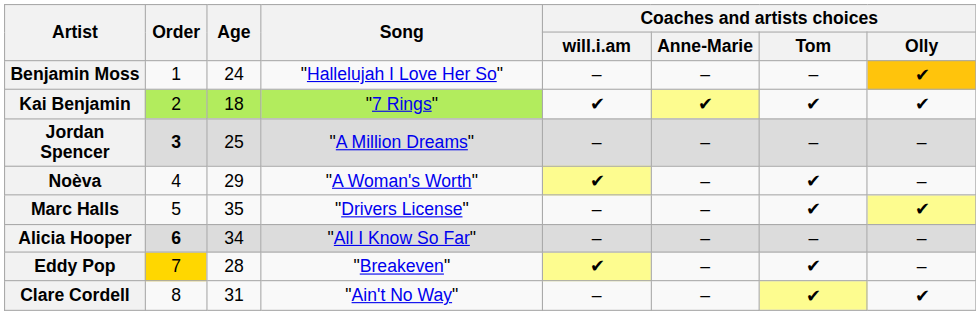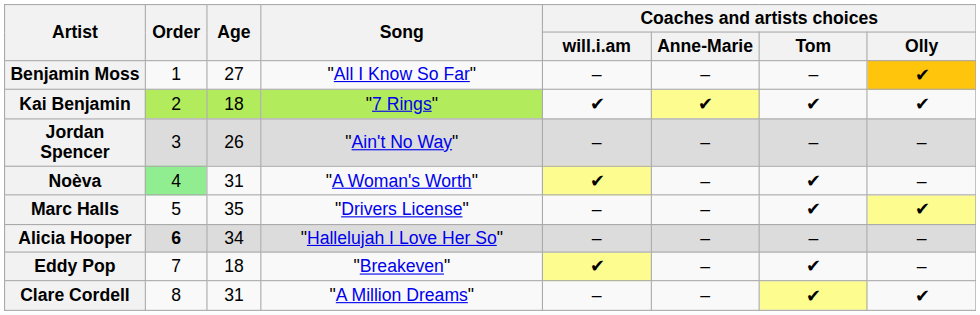(234, 74) 24 -> (234, 74) 27
(402, 74) "Hallelujah I Love Her So" -> (402, 74) "All I Know So Far"
(176, 142) bold -> (176, 142) normal
(234, 142) 25 -> (234, 142) 26
(402, 142) "A Million Dreams" -> (402, 142) "Ain't No Way"
(176, 180) no background -> (176, 180) lightgreen background
(234, 180) 29 -> (234, 180) 31
(402, 238) "All I Know So Far" -> (402, 238) "Hallelujah I Love Her So"
(176, 266) gold background -> (176, 266) no background
(234, 266) 28 -> (234, 266) 18
(402, 295) "Ain't No Way" -> (402, 295) "A Million Dreams"
